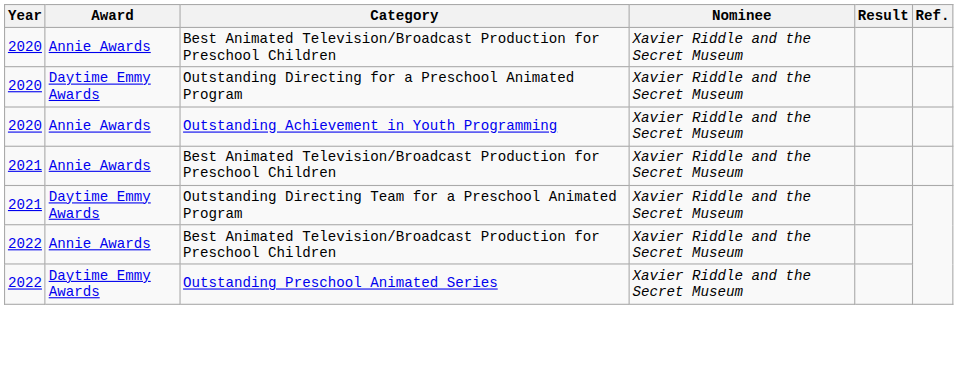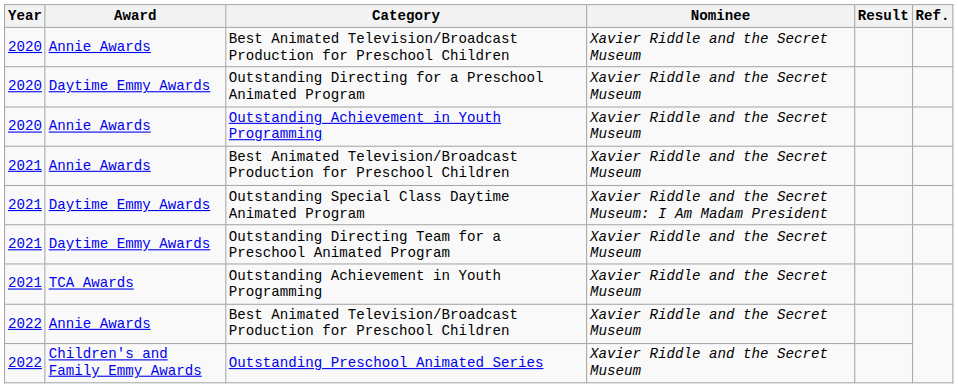+ row: (25, 205)
+ row: (25, 284)
(100, 284) Daytime Emmy Awards -> (125, 363) Children's and Family Emmy Awards
